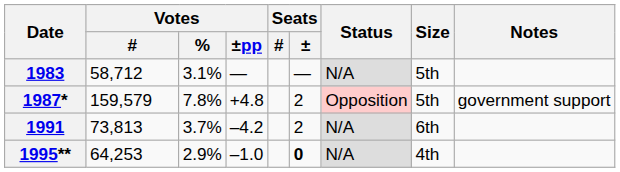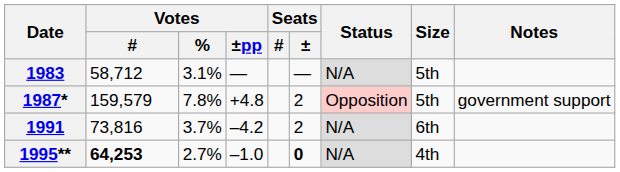(116, 127) 73,813 -> (116, 127) 73,816
(116, 154) normal -> (116, 154) bold
(202, 154) 2.9% -> (202, 154) 2.7%
